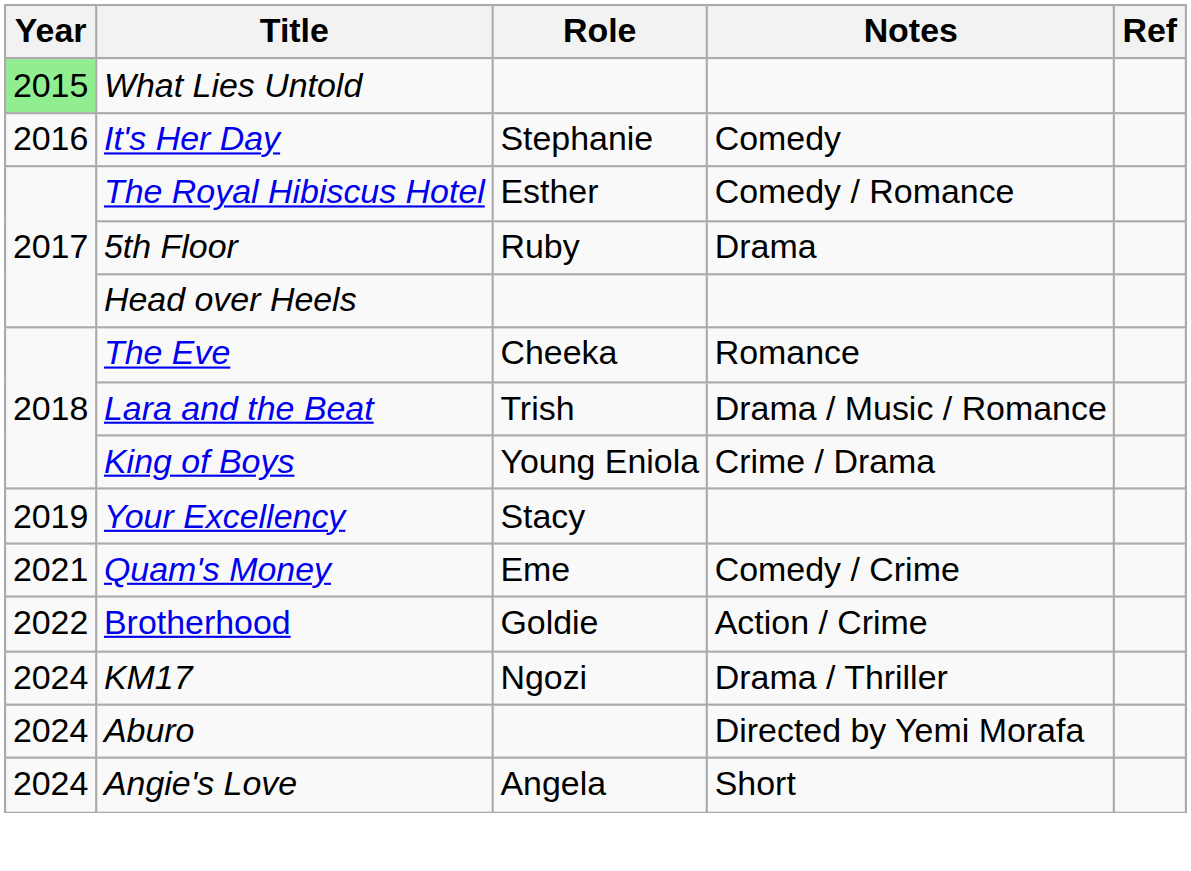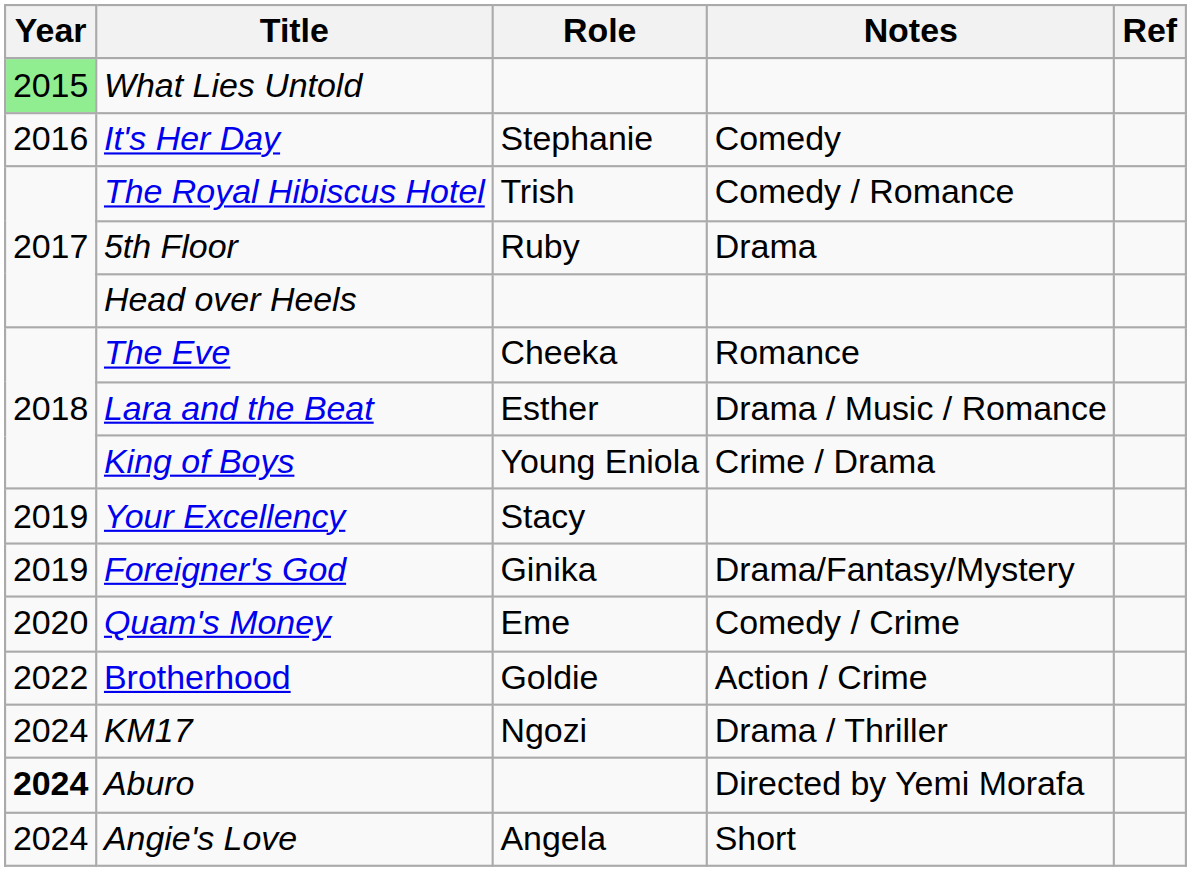(549, 192) Esther -> (537, 192) Trish
(537, 407) Trish -> (549, 407) Esther
+ row: (225, 569)
(51, 569) 2021 -> (51, 623) 2020
(51, 730) normal -> (51, 784) bold
